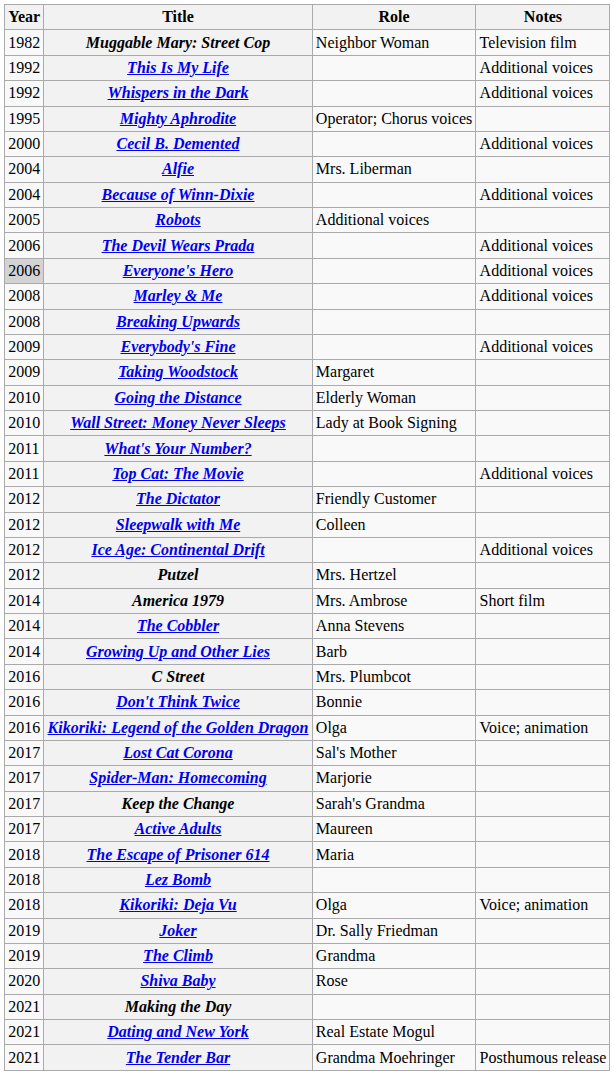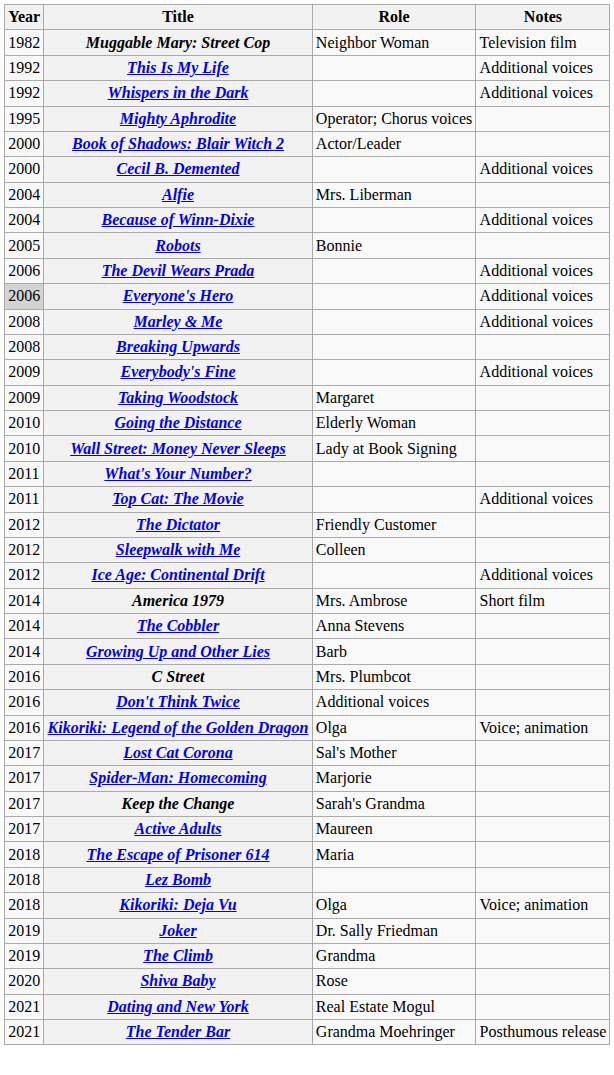+ row: (178, 144)
(372, 220) Additional voices -> (339, 245) Bonnie
- row: (178, 575)
(339, 702) Bonnie -> (372, 702) Additional voices
- row: (178, 1006)
